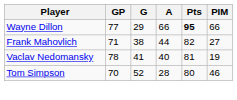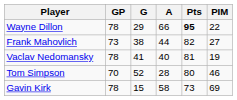(113, 27) 77 -> (113, 27) 78
(215, 27) 66 -> (215, 27) 22
(113, 42) 71 -> (113, 42) 73
+ row: (29, 88)
